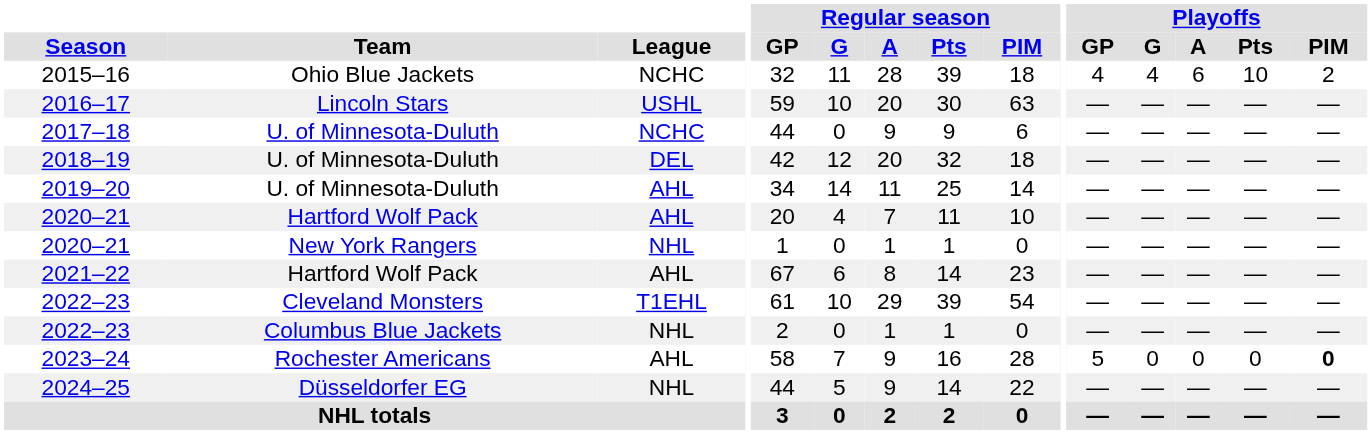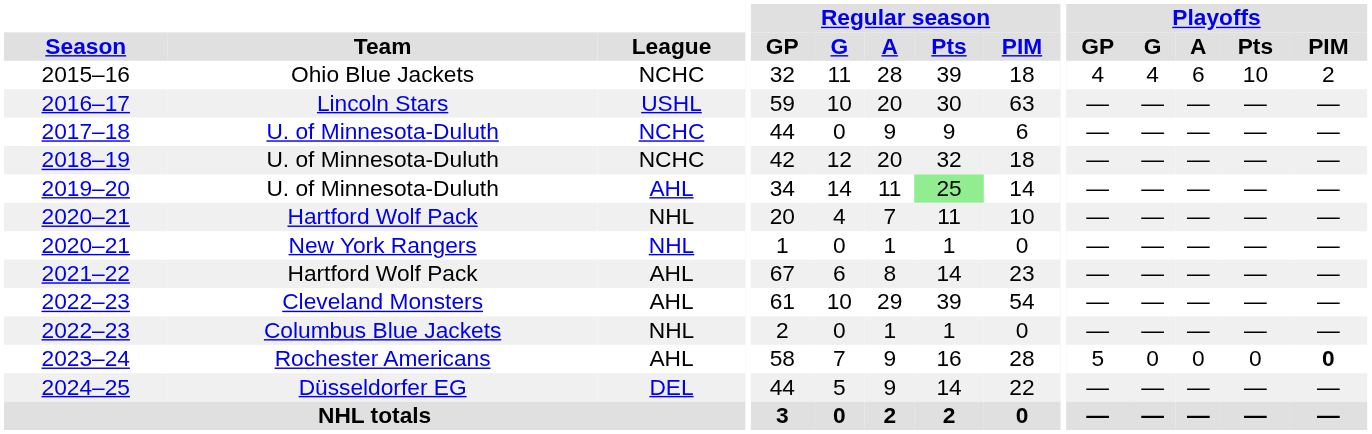(671, 159) DEL -> (671, 159) NCHC
(949, 188) no background -> (949, 188) lightgreen background
(671, 216) AHL -> (671, 216) NHL
(671, 301) T1EHL -> (671, 301) AHL
(671, 387) NHL -> (671, 387) DEL
